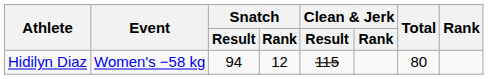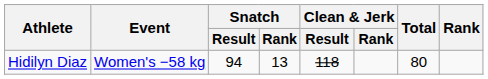(280, 63) 12 -> (280, 63) 13
(327, 63) 115 -> (327, 63) 118
